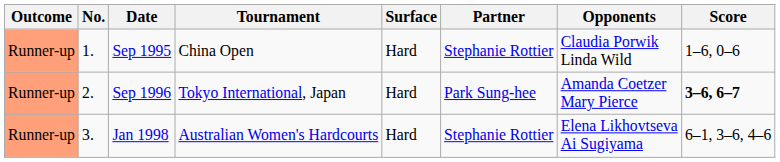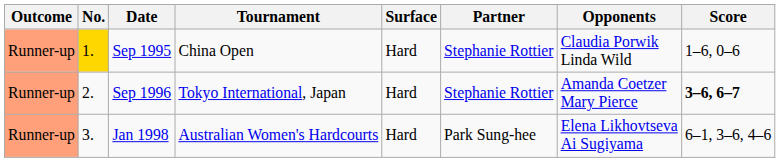(88, 50) no background -> (88, 50) gold background
(490, 93) Park Sung-hee -> (499, 93) Stephanie Rottier
(499, 135) Stephanie Rottier -> (490, 135) Park Sung-hee
